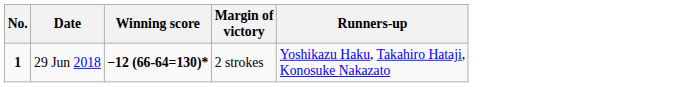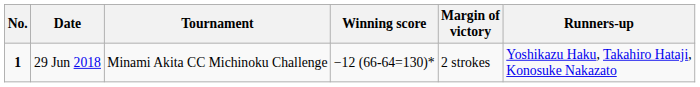+ column: (217, 24)
(158, 62) bold -> (384, 62) normal
